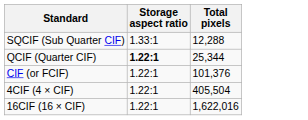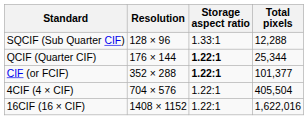+ column: (158, 18)
(144, 73) normal -> (206, 73) bold
(211, 73) 101,376 -> (274, 73) 101,377
